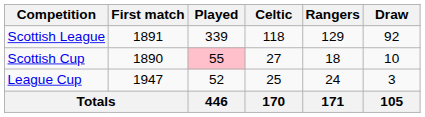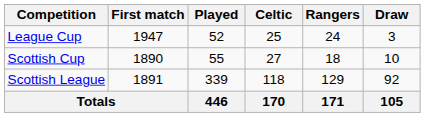rows swapped: (56, 36) <-> (45, 79)
(216, 58) pink background -> (216, 58) no background
